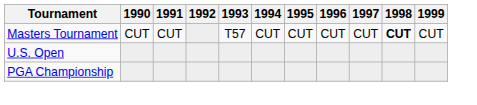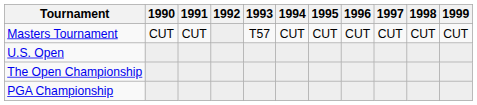(398, 33) bold -> (423, 33) normal
+ row: (75, 72)
